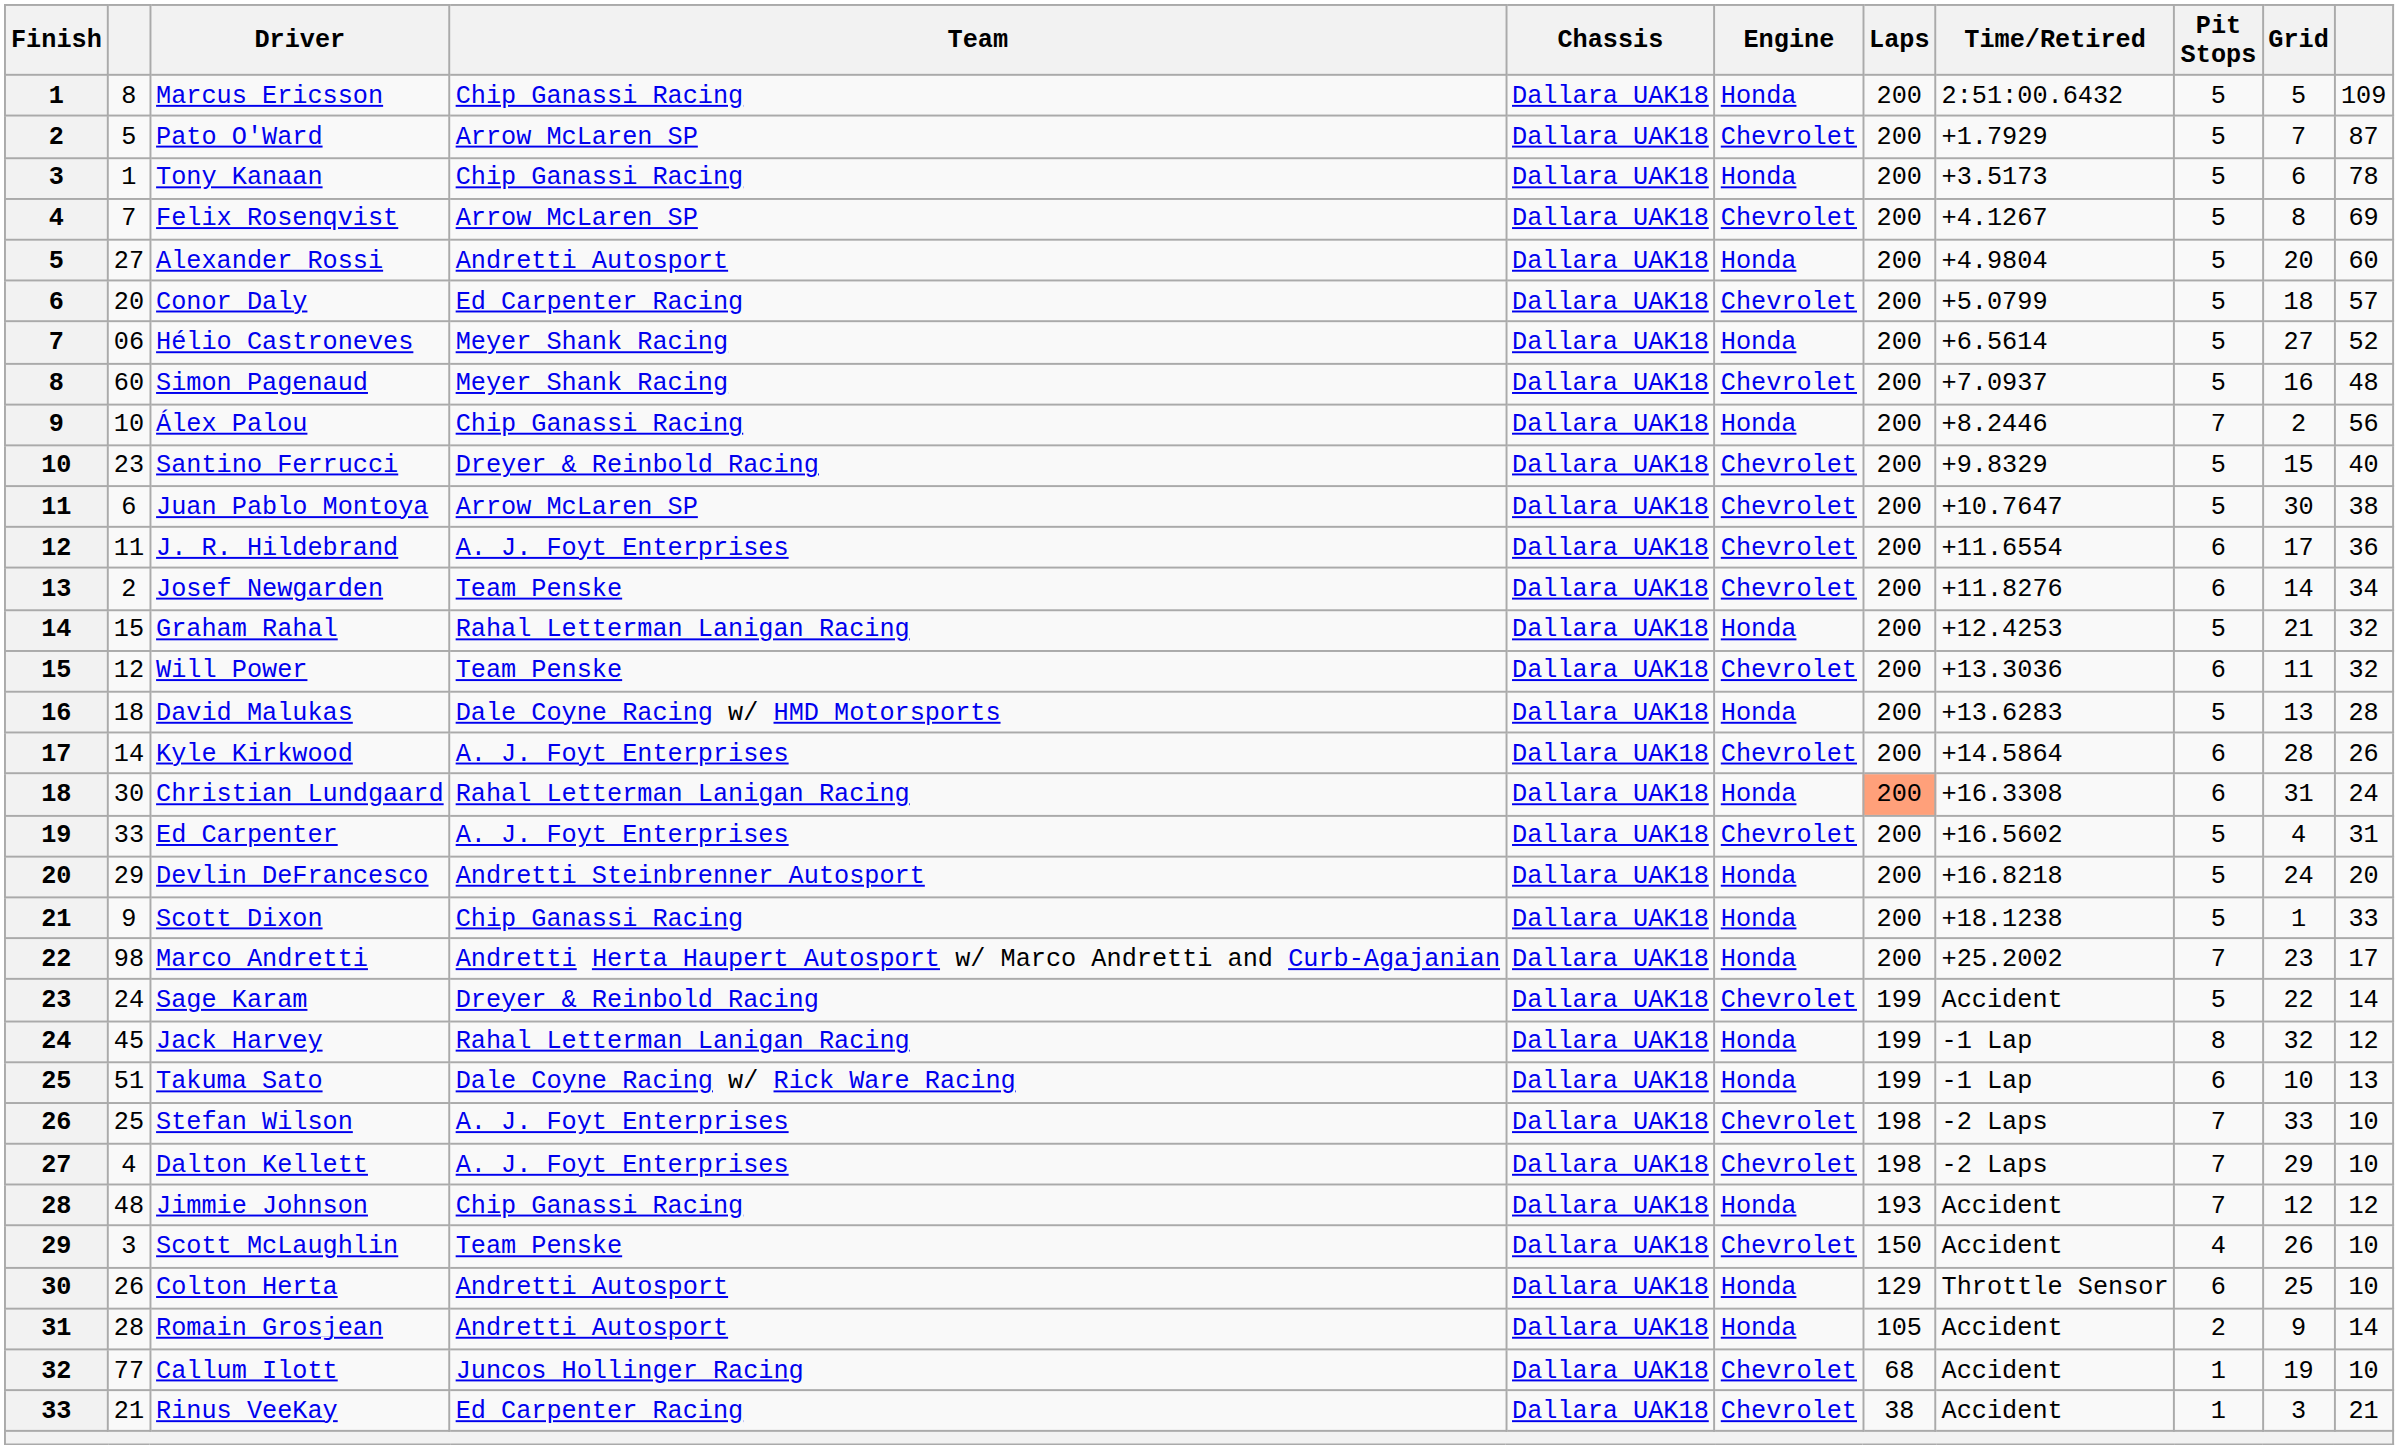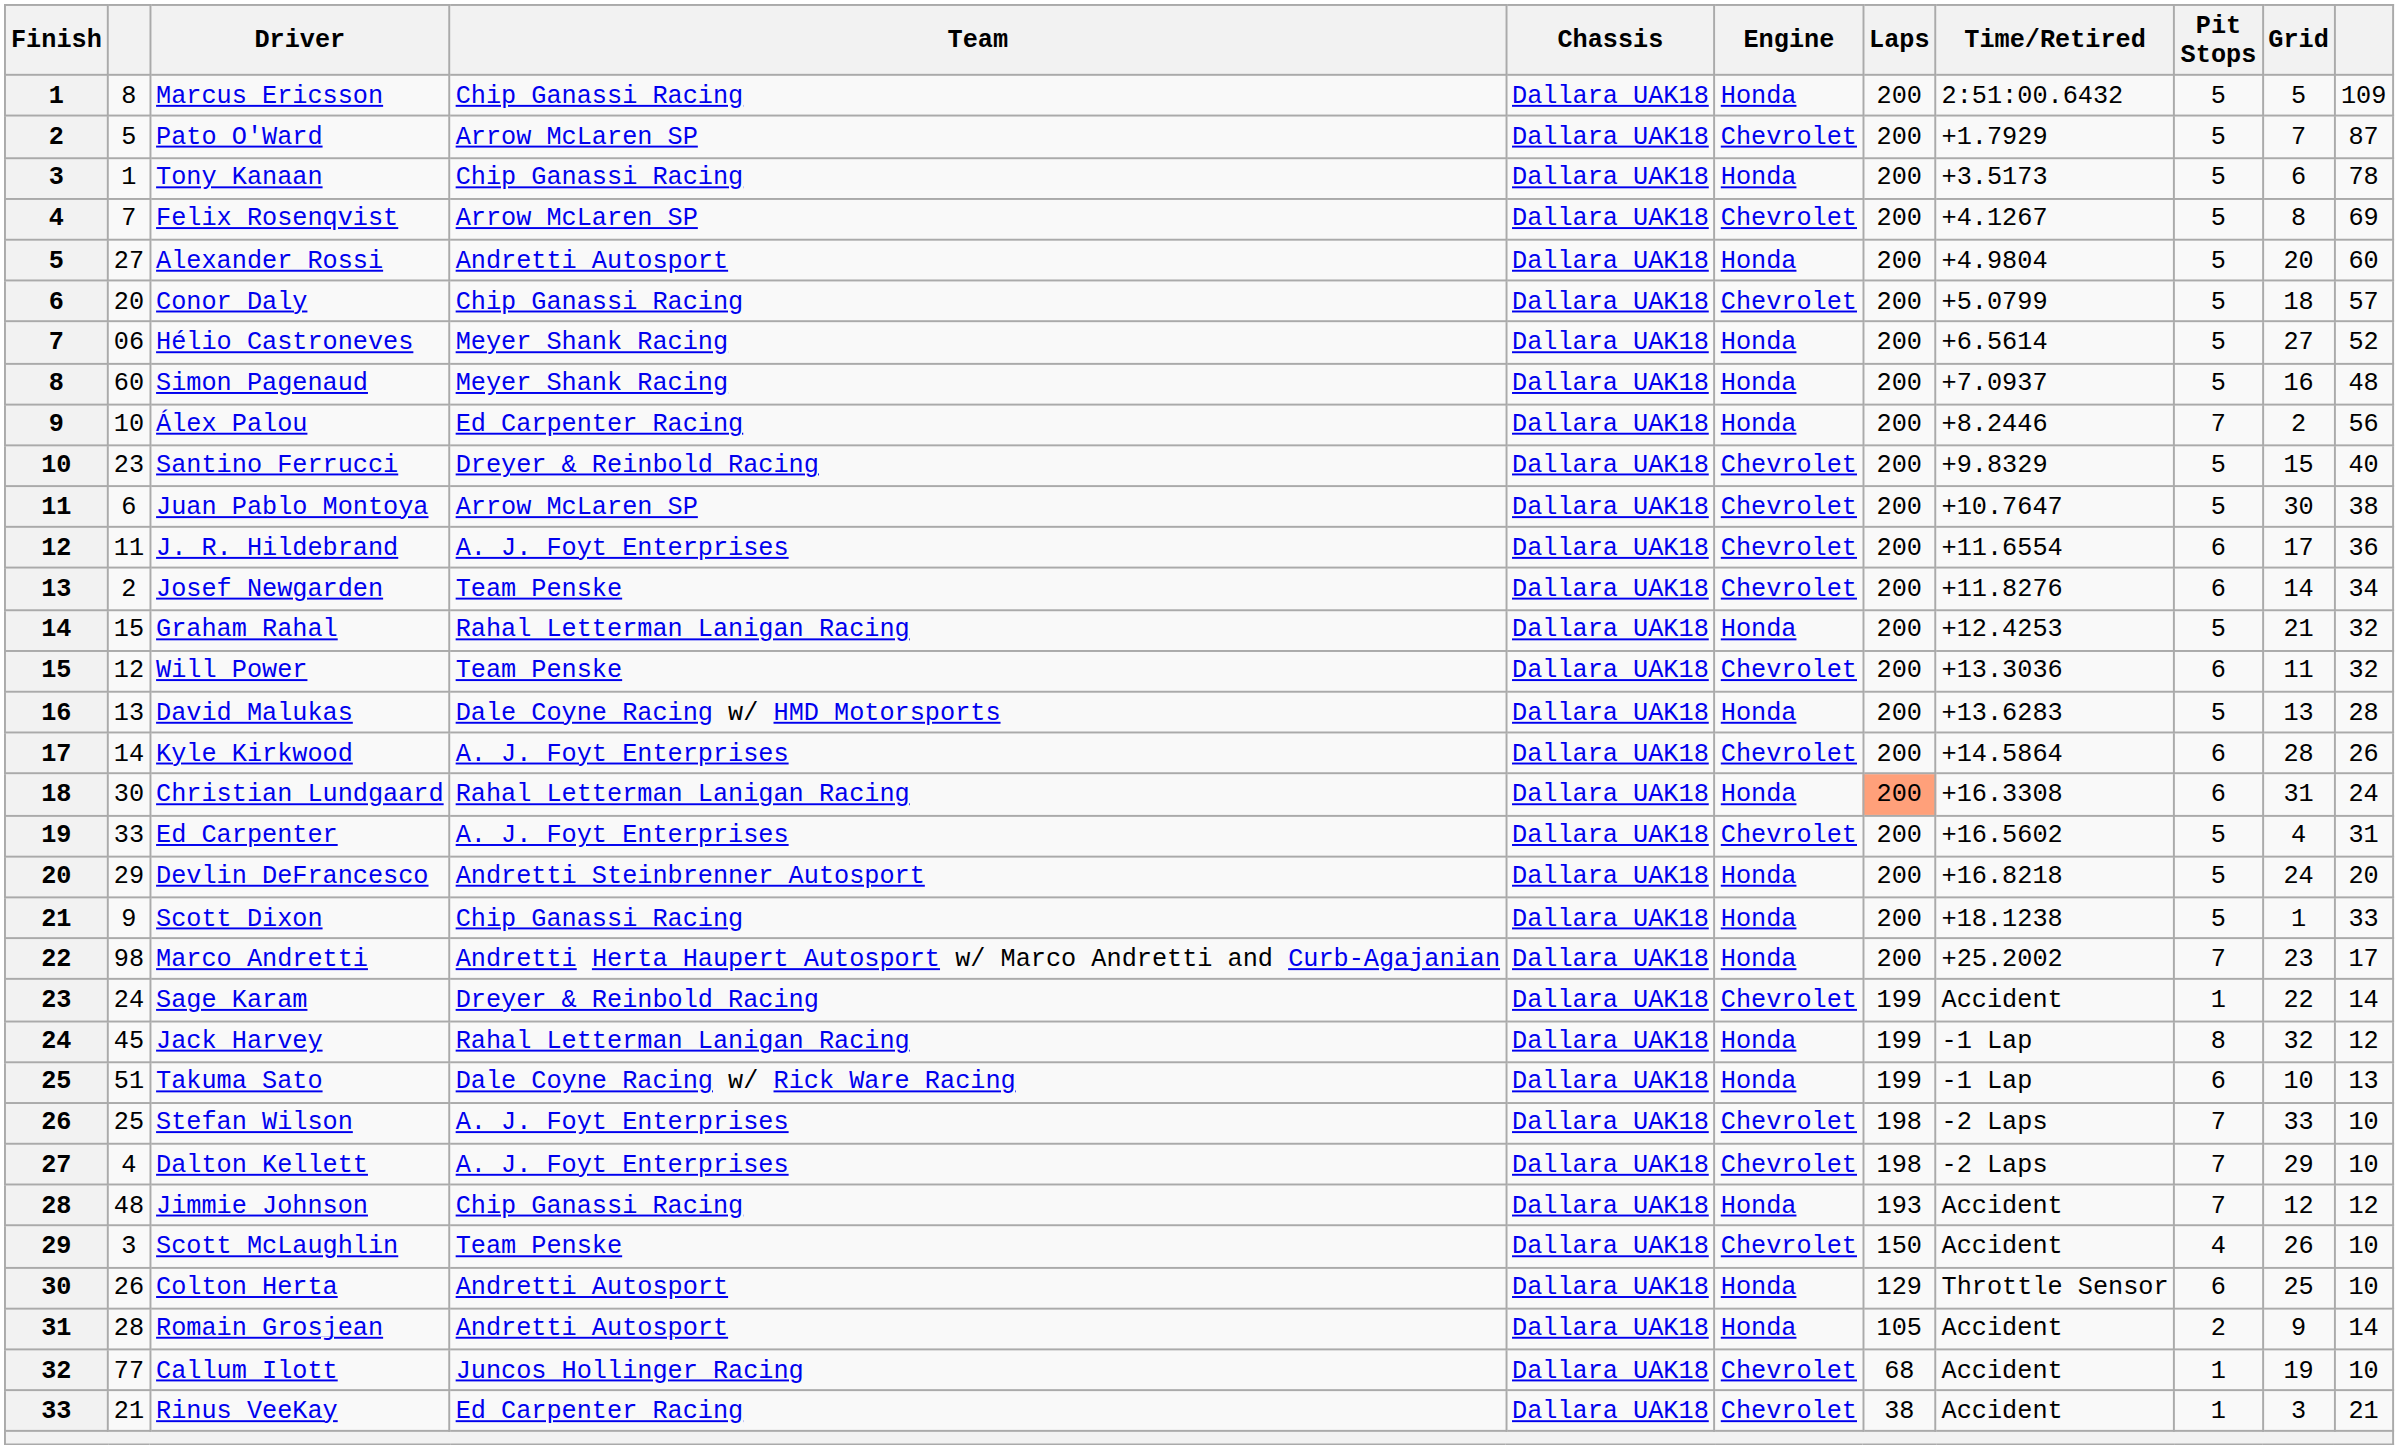(599, 301) Ed Carpenter Racing -> (599, 301) Chip Ganassi Racing
(1789, 383) Chevrolet -> (1759, 383) Honda
(599, 425) Chip Ganassi Racing -> (599, 425) Ed Carpenter Racing
(129, 712) 18 -> (129, 712) 13
(2218, 1000) 5 -> (2218, 1000) 1
